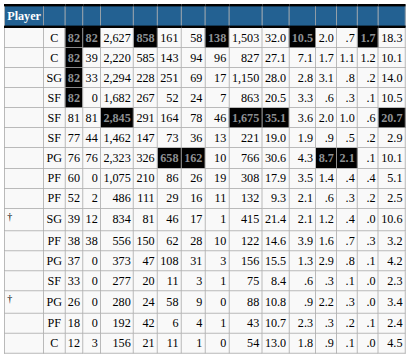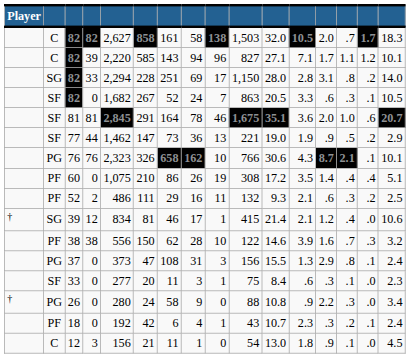(276, 178) 17.9 -> (276, 178) 17.2
(395, 260) 4.2 -> (395, 260) 2.4
